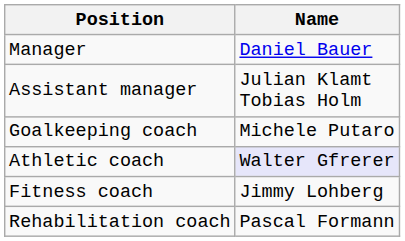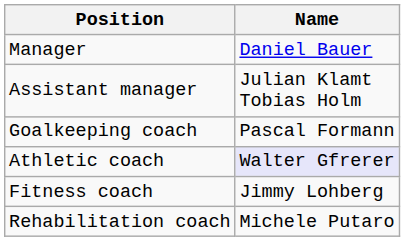(317, 131) Michele Putaro -> (317, 131) Pascal Formann
(317, 222) Pascal Formann -> (317, 222) Michele Putaro
